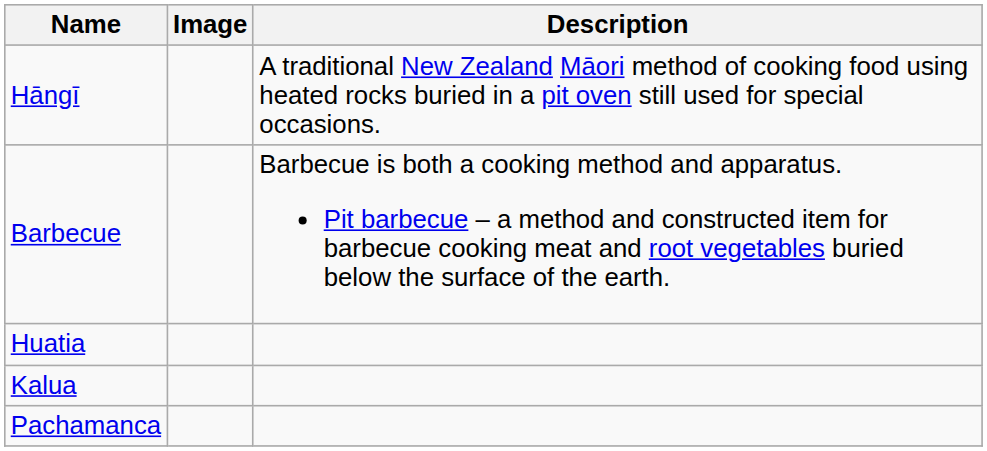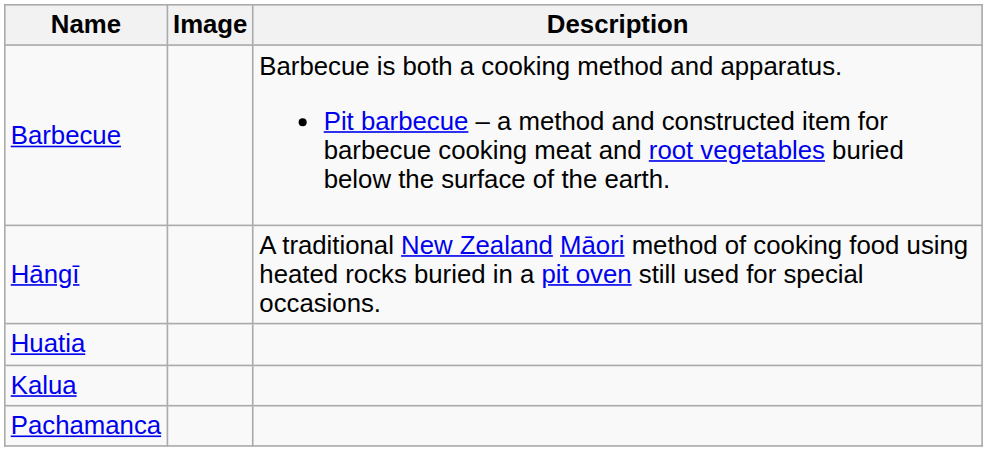rows swapped: (66, 233) <-> (45, 94)
